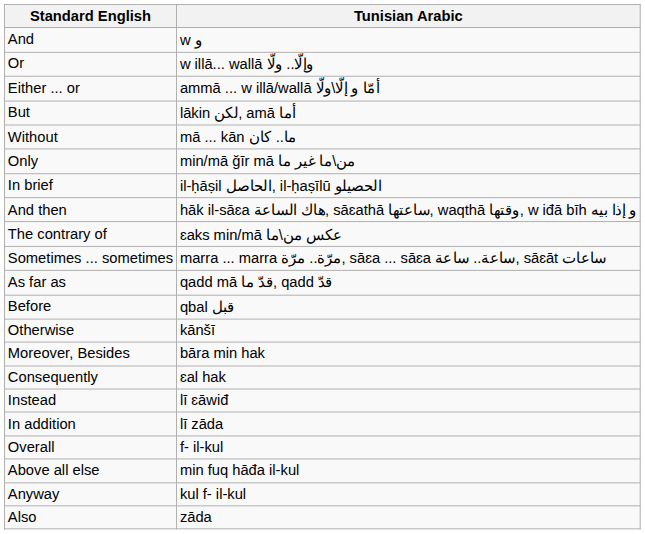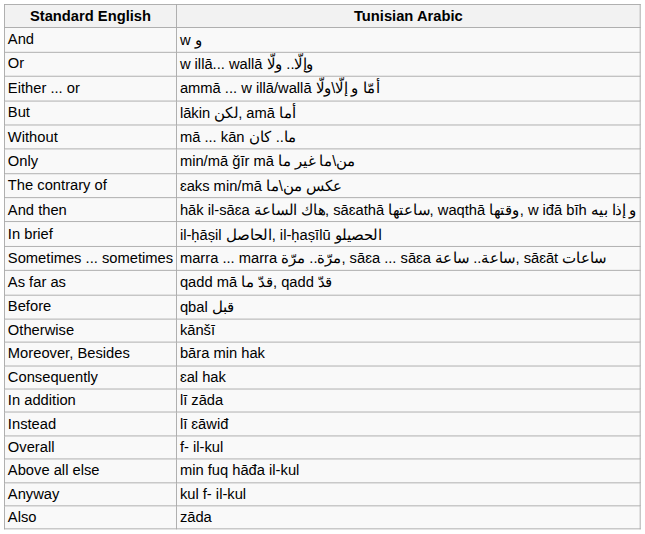rows swapped: (57, 234) <-> (30, 185)
rows swapped: (42, 424) <-> (32, 400)
